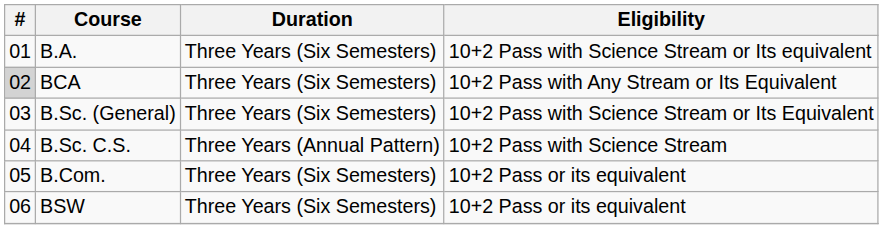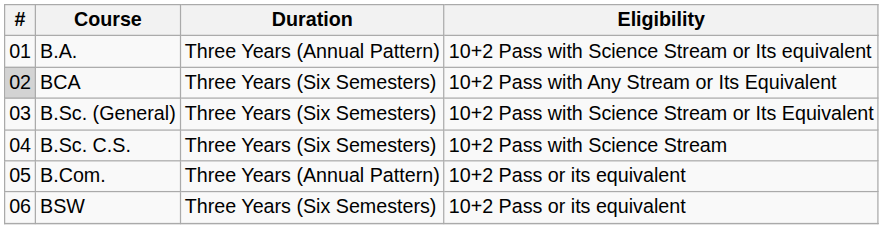(311, 51) Three Years (Six Semesters) -> (312, 51) Three Years (Annual Pattern)
(312, 144) Three Years (Annual Pattern) -> (311, 144) Three Years (Six Semesters)
(311, 176) Three Years (Six Semesters) -> (312, 176) Three Years (Annual Pattern)
